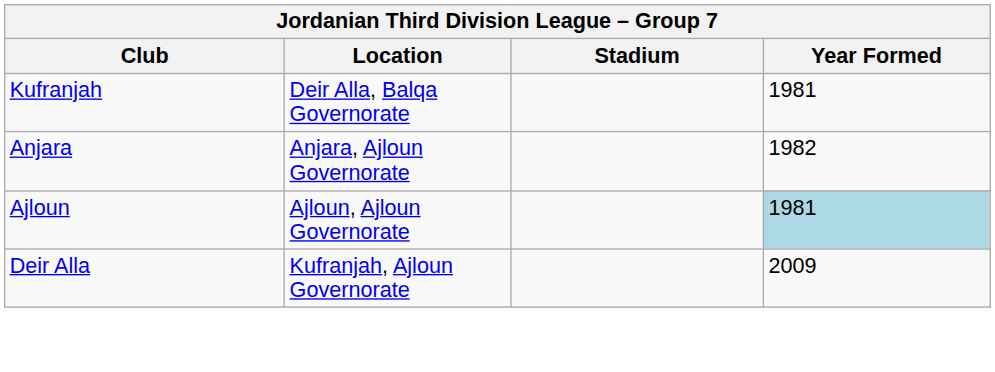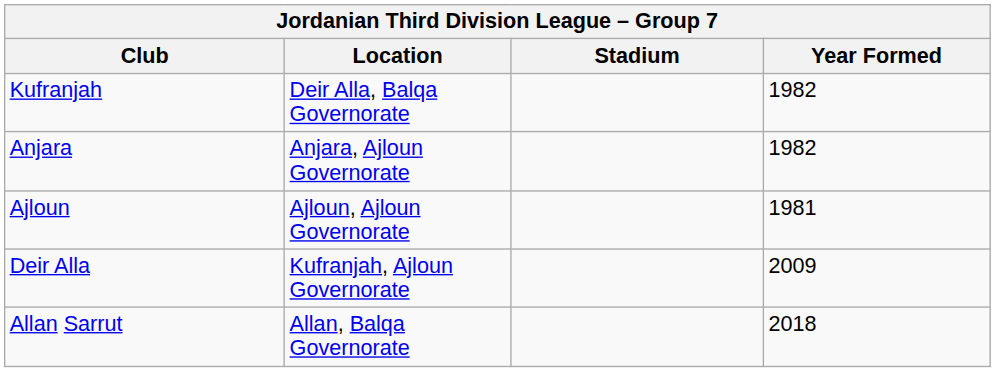(793, 90) 1981 -> (793, 90) 1982
(793, 207) lightblue background -> (793, 207) no background
+ row: (66, 324)
